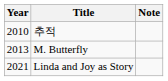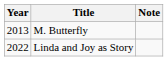- row: (45, 31)
(18, 66) 2021 -> (18, 47) 2022
